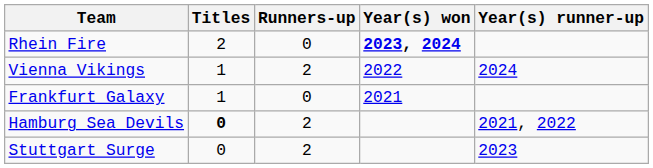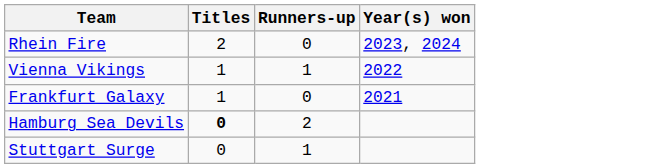- column: (561, 18)
(412, 44) bold -> (412, 44) normal
(307, 71) 2 -> (307, 71) 1
(307, 150) 2 -> (307, 150) 1
